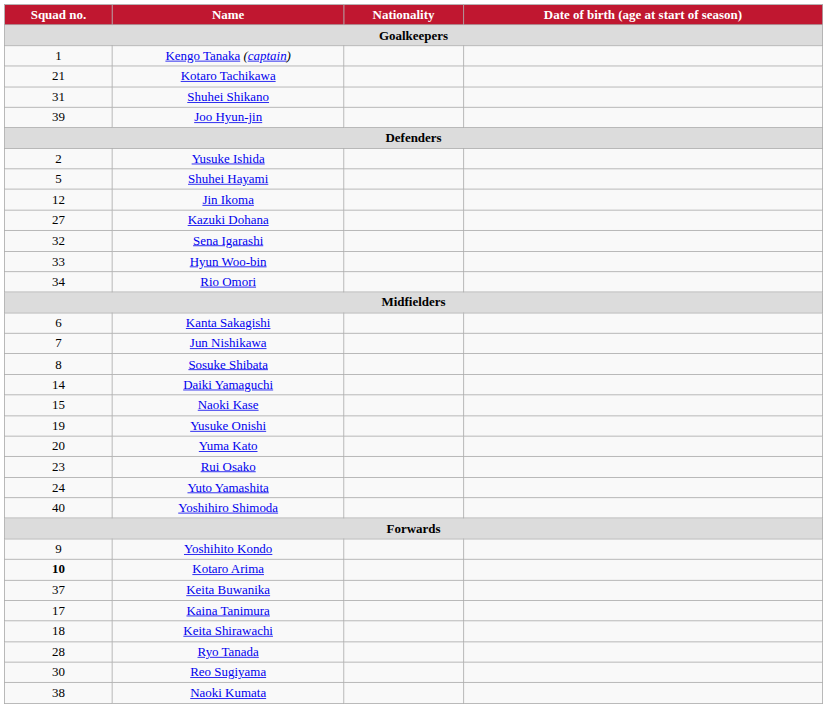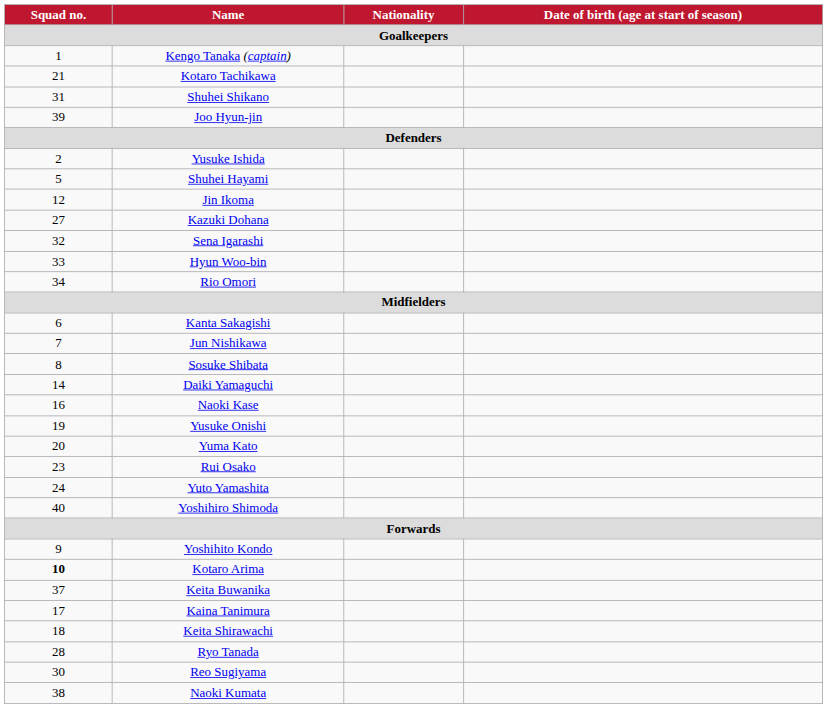(58, 405) 15 -> (58, 405) 16
